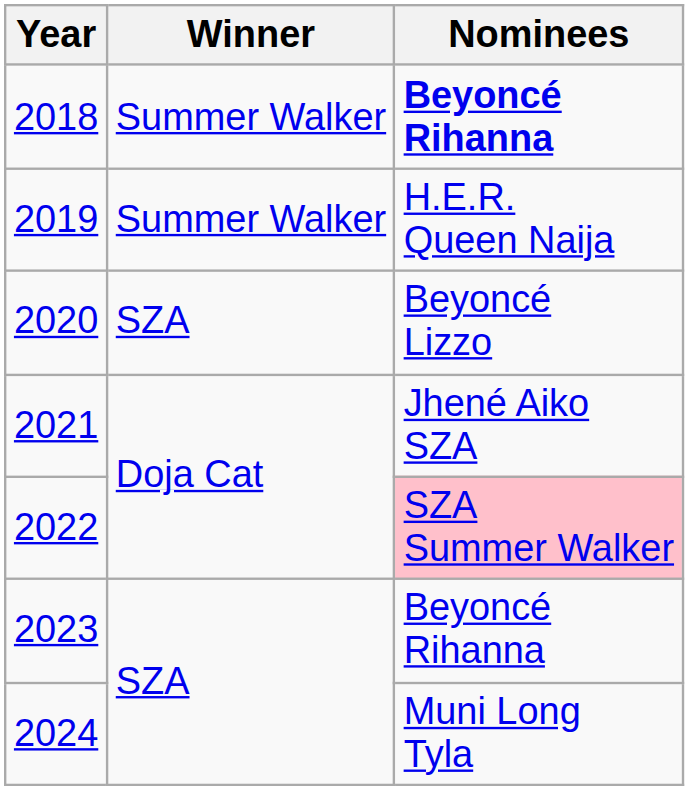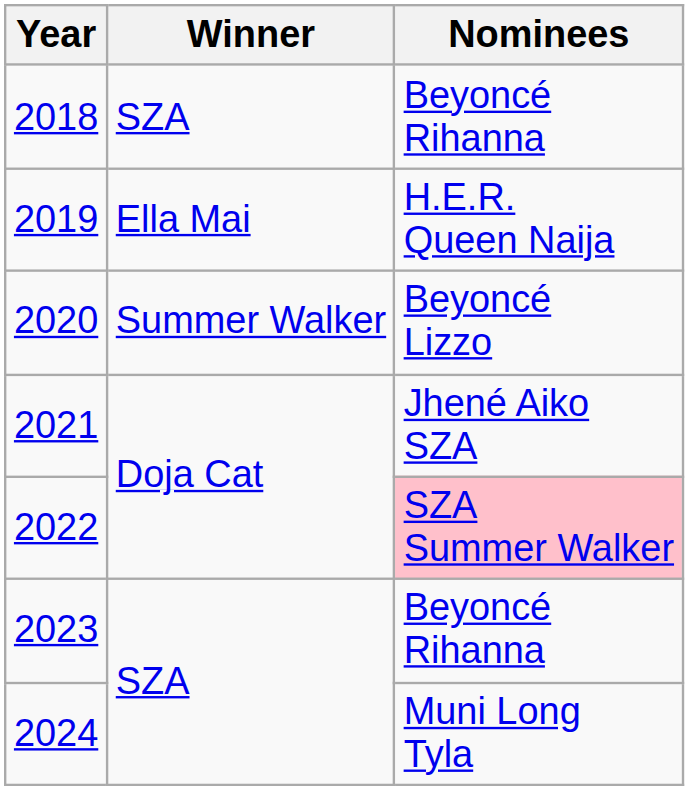(251, 116) Summer Walker -> (153, 116) SZA
(483, 116) bold -> (477, 116) normal
(251, 218) Summer Walker -> (183, 218) Ella Mai
(153, 321) SZA -> (251, 321) Summer Walker
